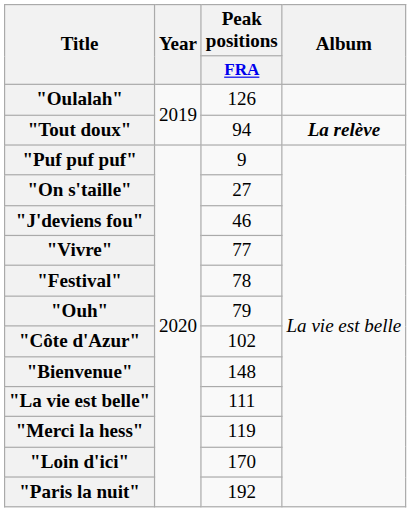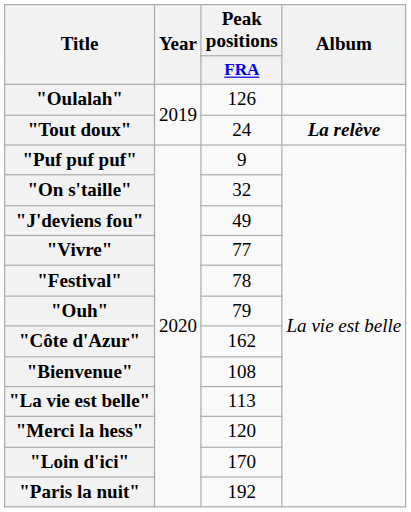(242, 129) 94 -> (242, 129) 24
(242, 190) 27 -> (242, 190) 32
(242, 220) 46 -> (242, 220) 49
(242, 341) 102 -> (242, 341) 162
(242, 371) 148 -> (242, 371) 108
(242, 401) 111 -> (242, 401) 113
(242, 431) 119 -> (242, 431) 120
